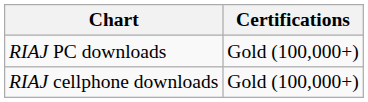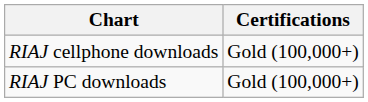rows swapped: (114, 81) <-> (88, 50)
